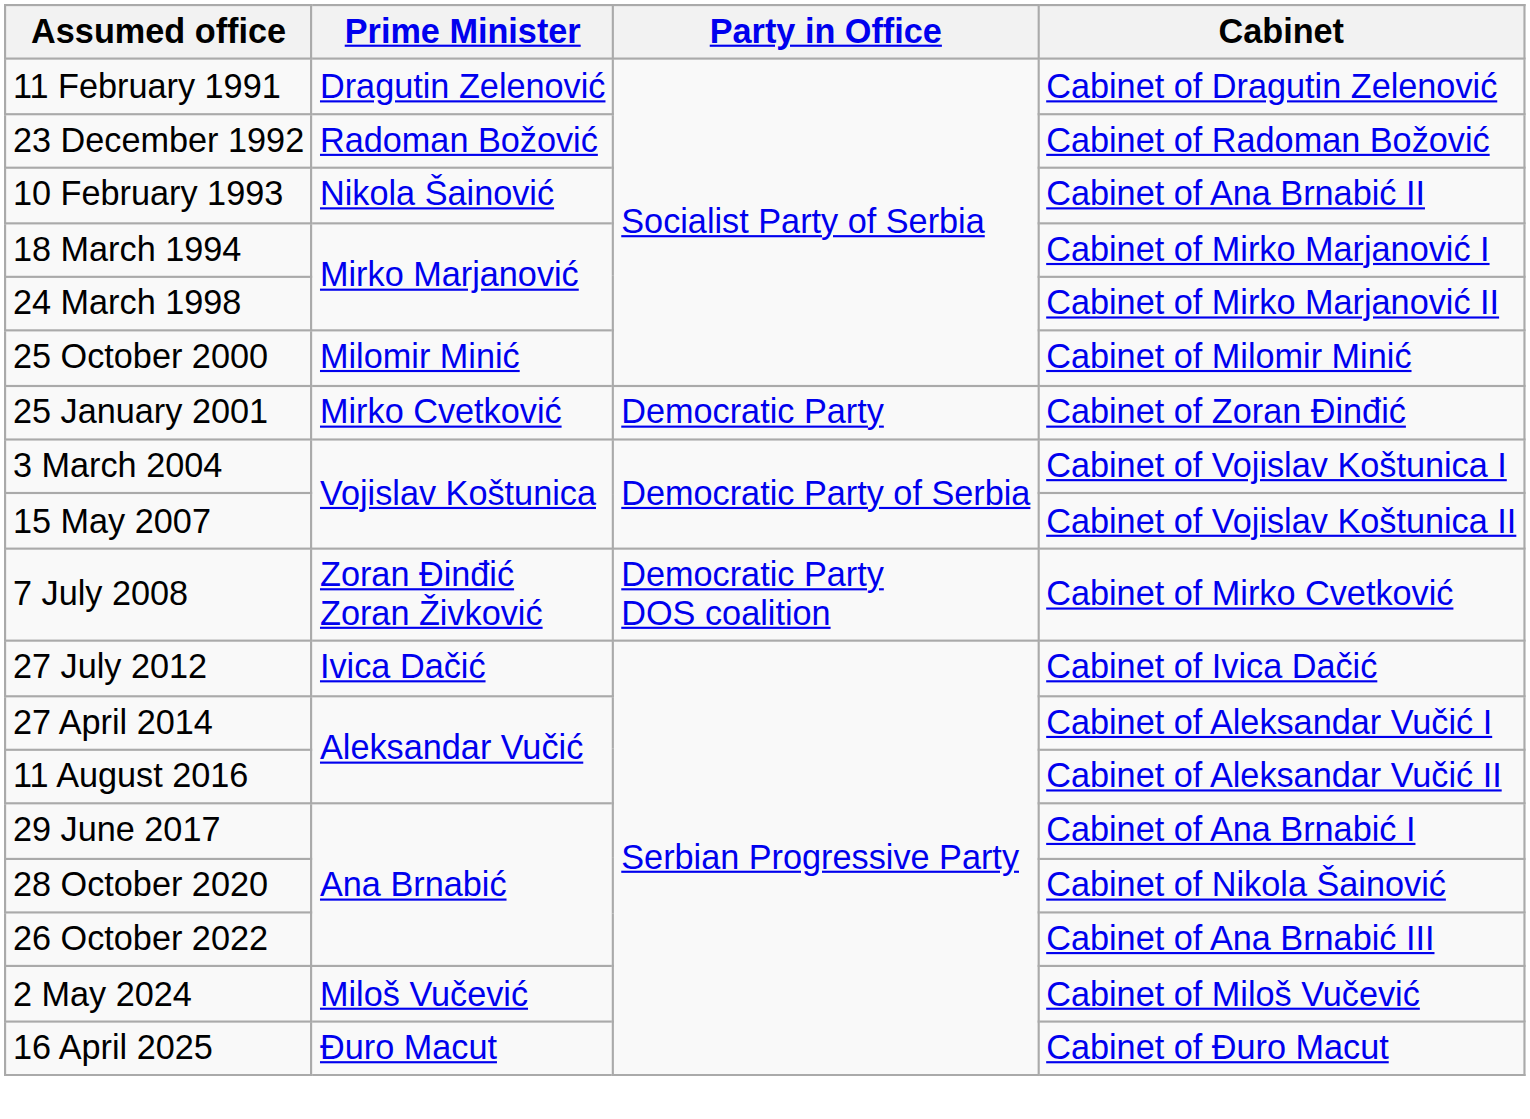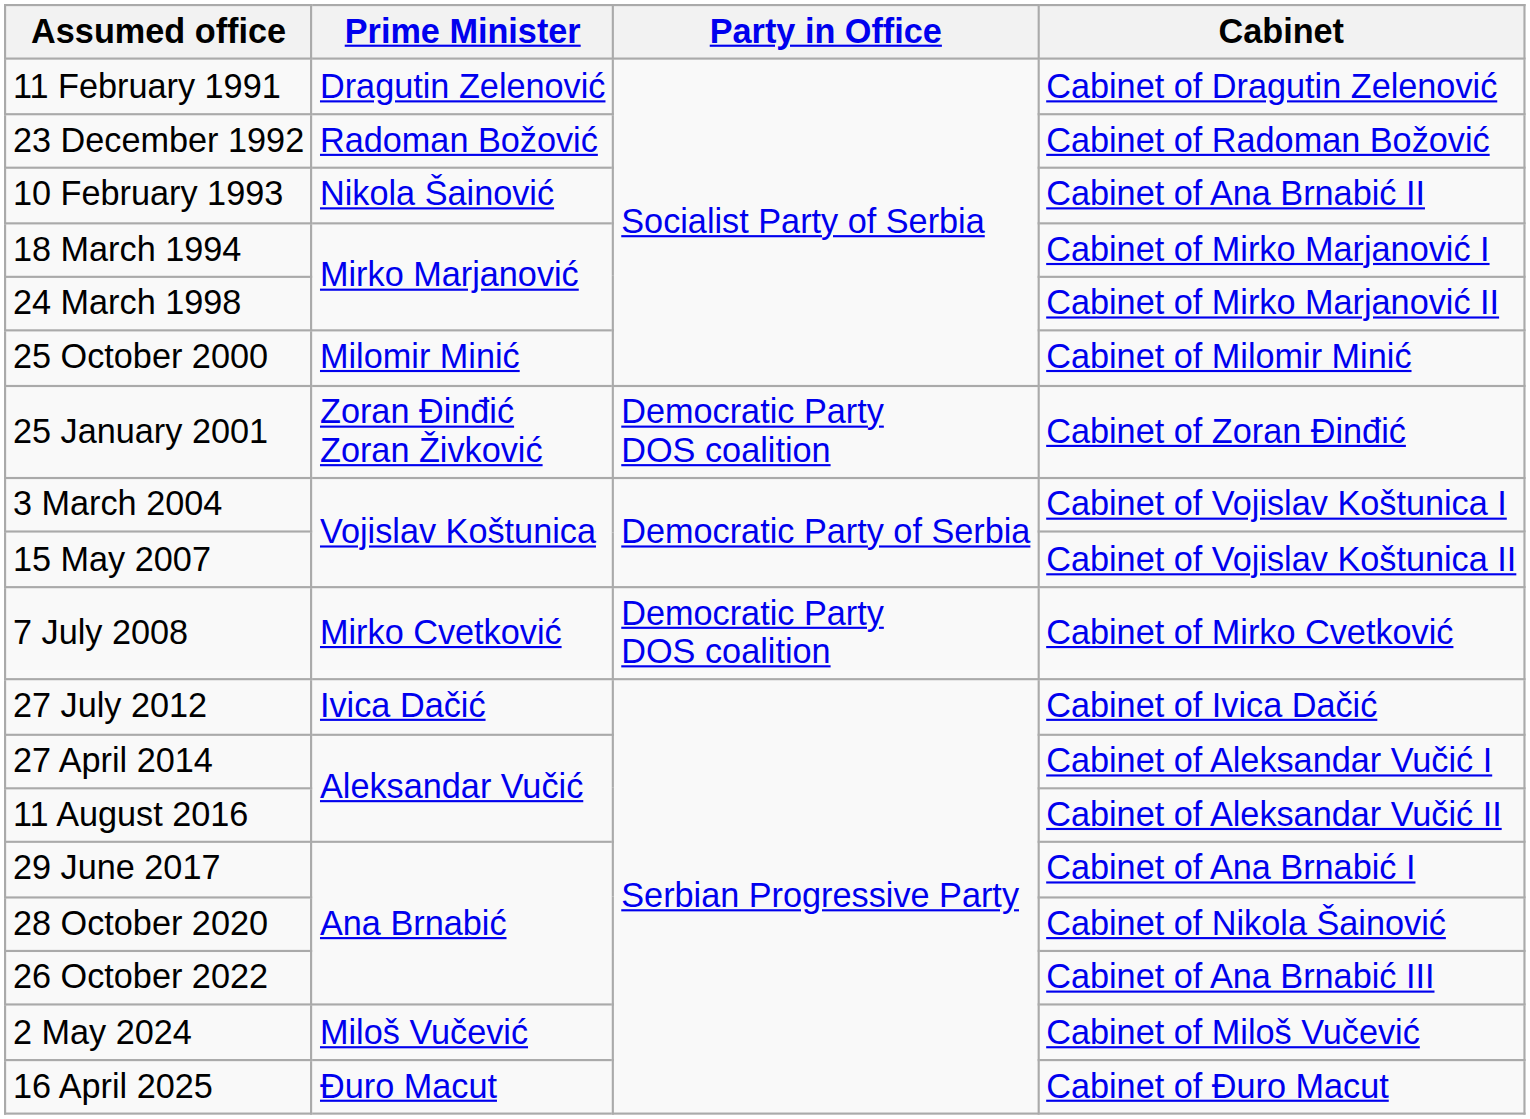(441, 411) Mirko Cvetković -> (431, 431) Zoran Đinđić Zoran Živković
(753, 411) Democratic Party -> (753, 431) Democratic Party DOS coalition
(431, 593) Zoran Đinđić Zoran Živković -> (441, 632) Mirko Cvetković
